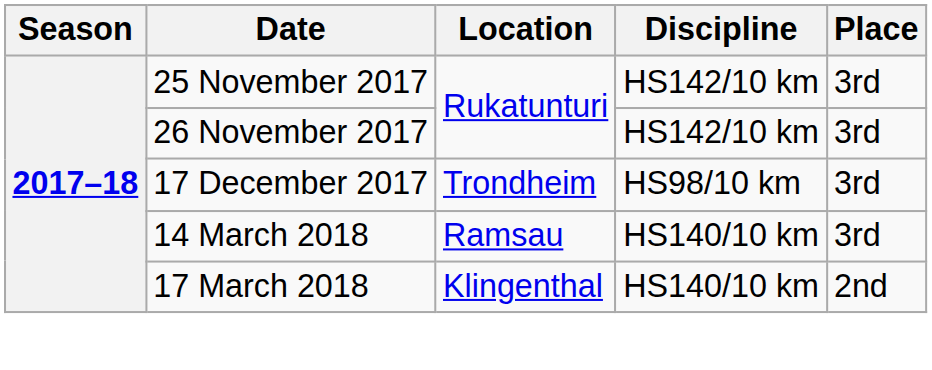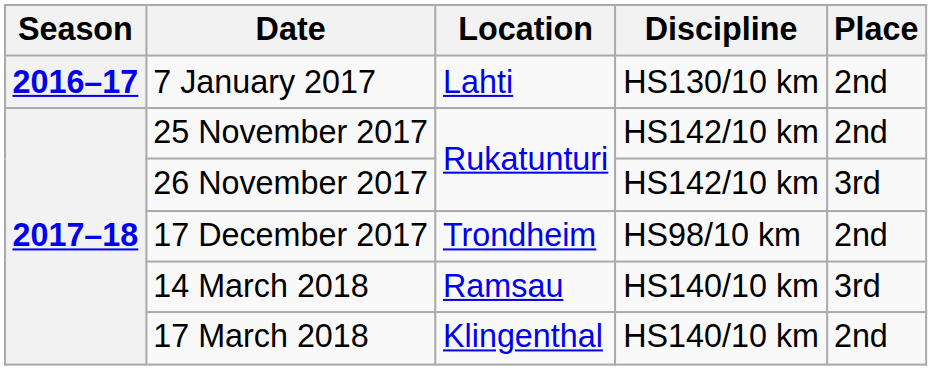+ row: (265, 81)
(857, 81) 3rd -> (861, 132) 2nd
(857, 183) 3rd -> (861, 235) 2nd
